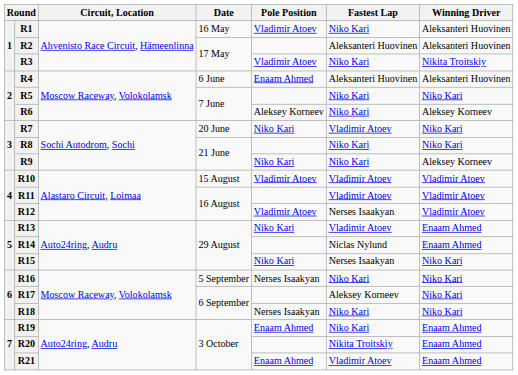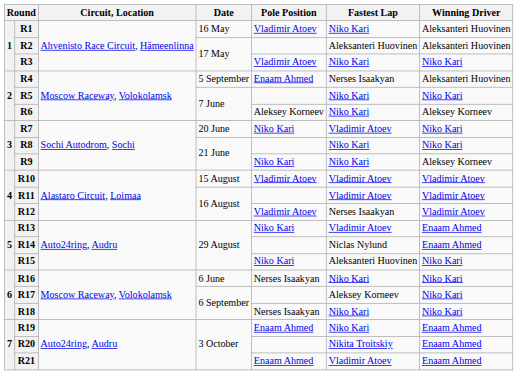(454, 62) Nikita Troitskiy -> (442, 62) Niko Kari
(211, 78) 6 June -> (224, 78) 5 September
(373, 78) Aleksanteri Huovinen -> (361, 78) Nerses Isaakyan
(361, 261) Nerses Isaakyan -> (373, 261) Aleksanteri Huovinen
(224, 278) 5 September -> (211, 278) 6 June
